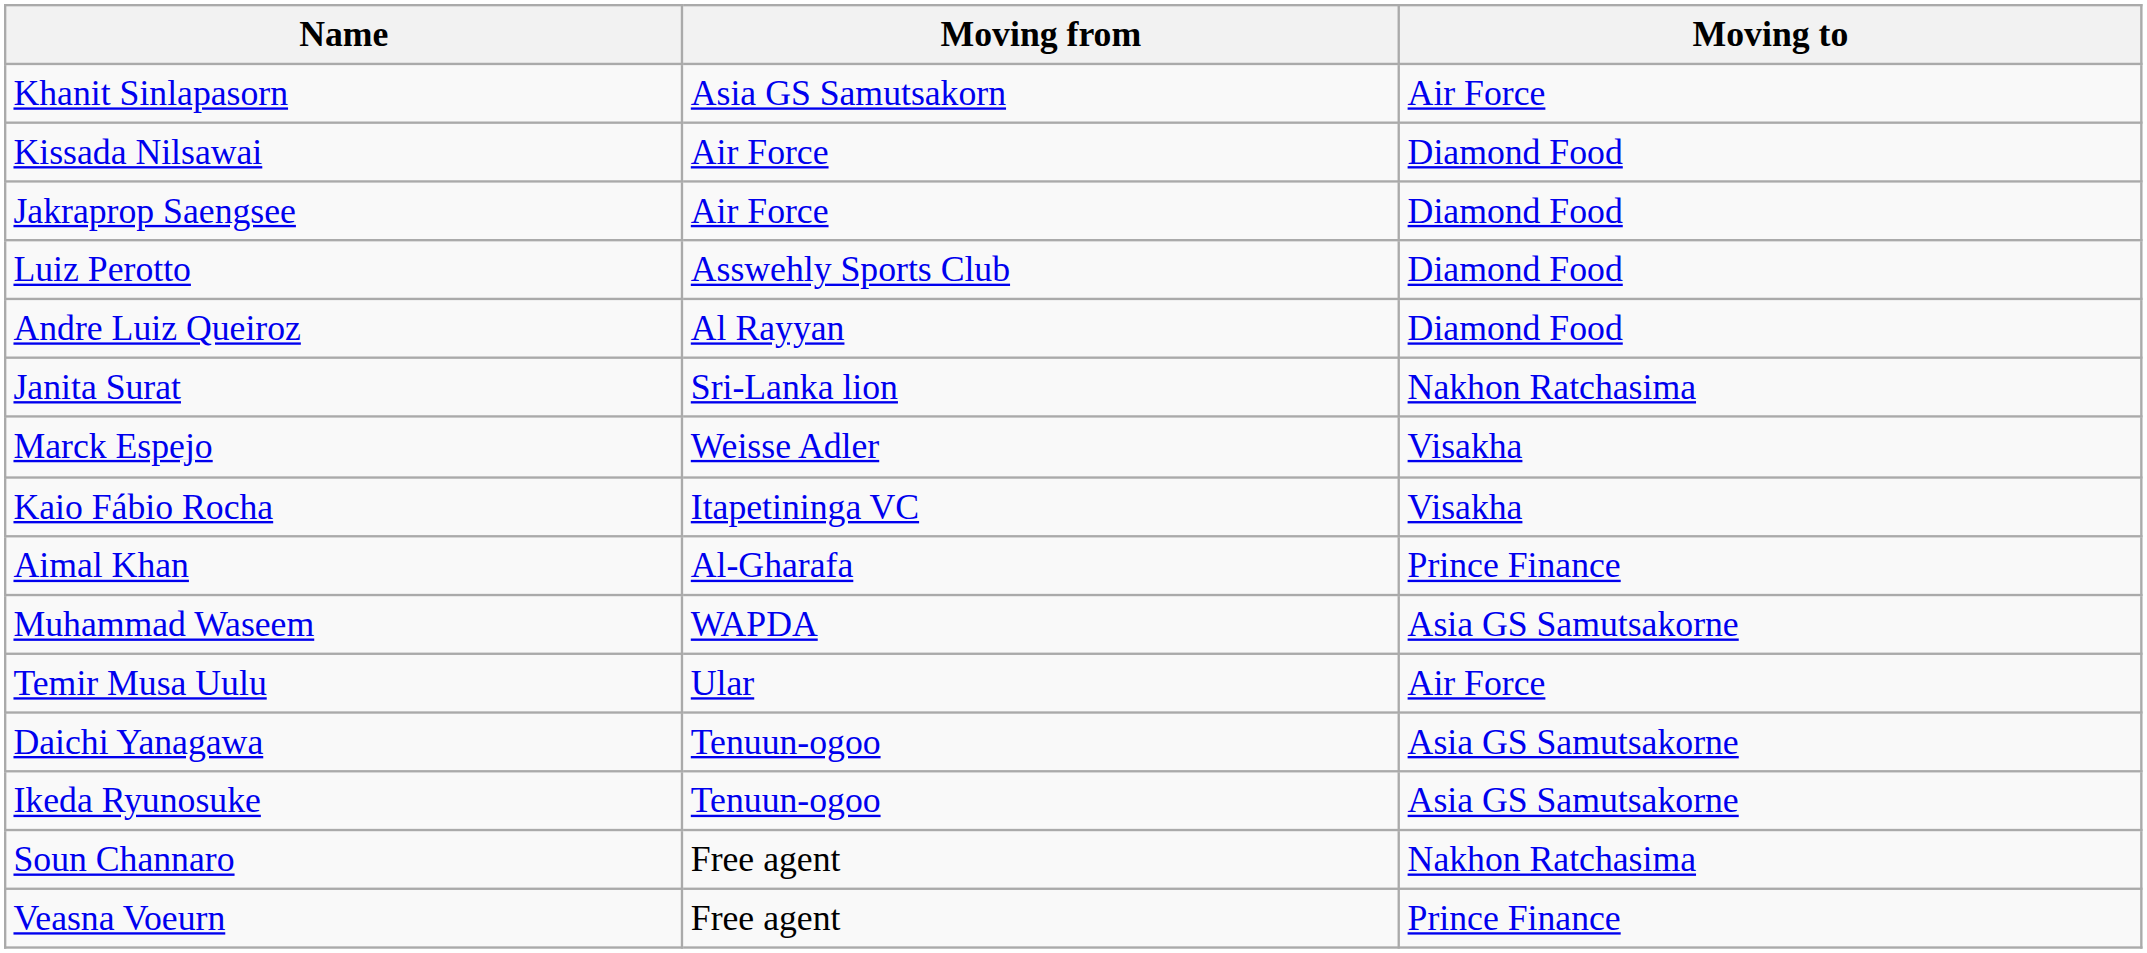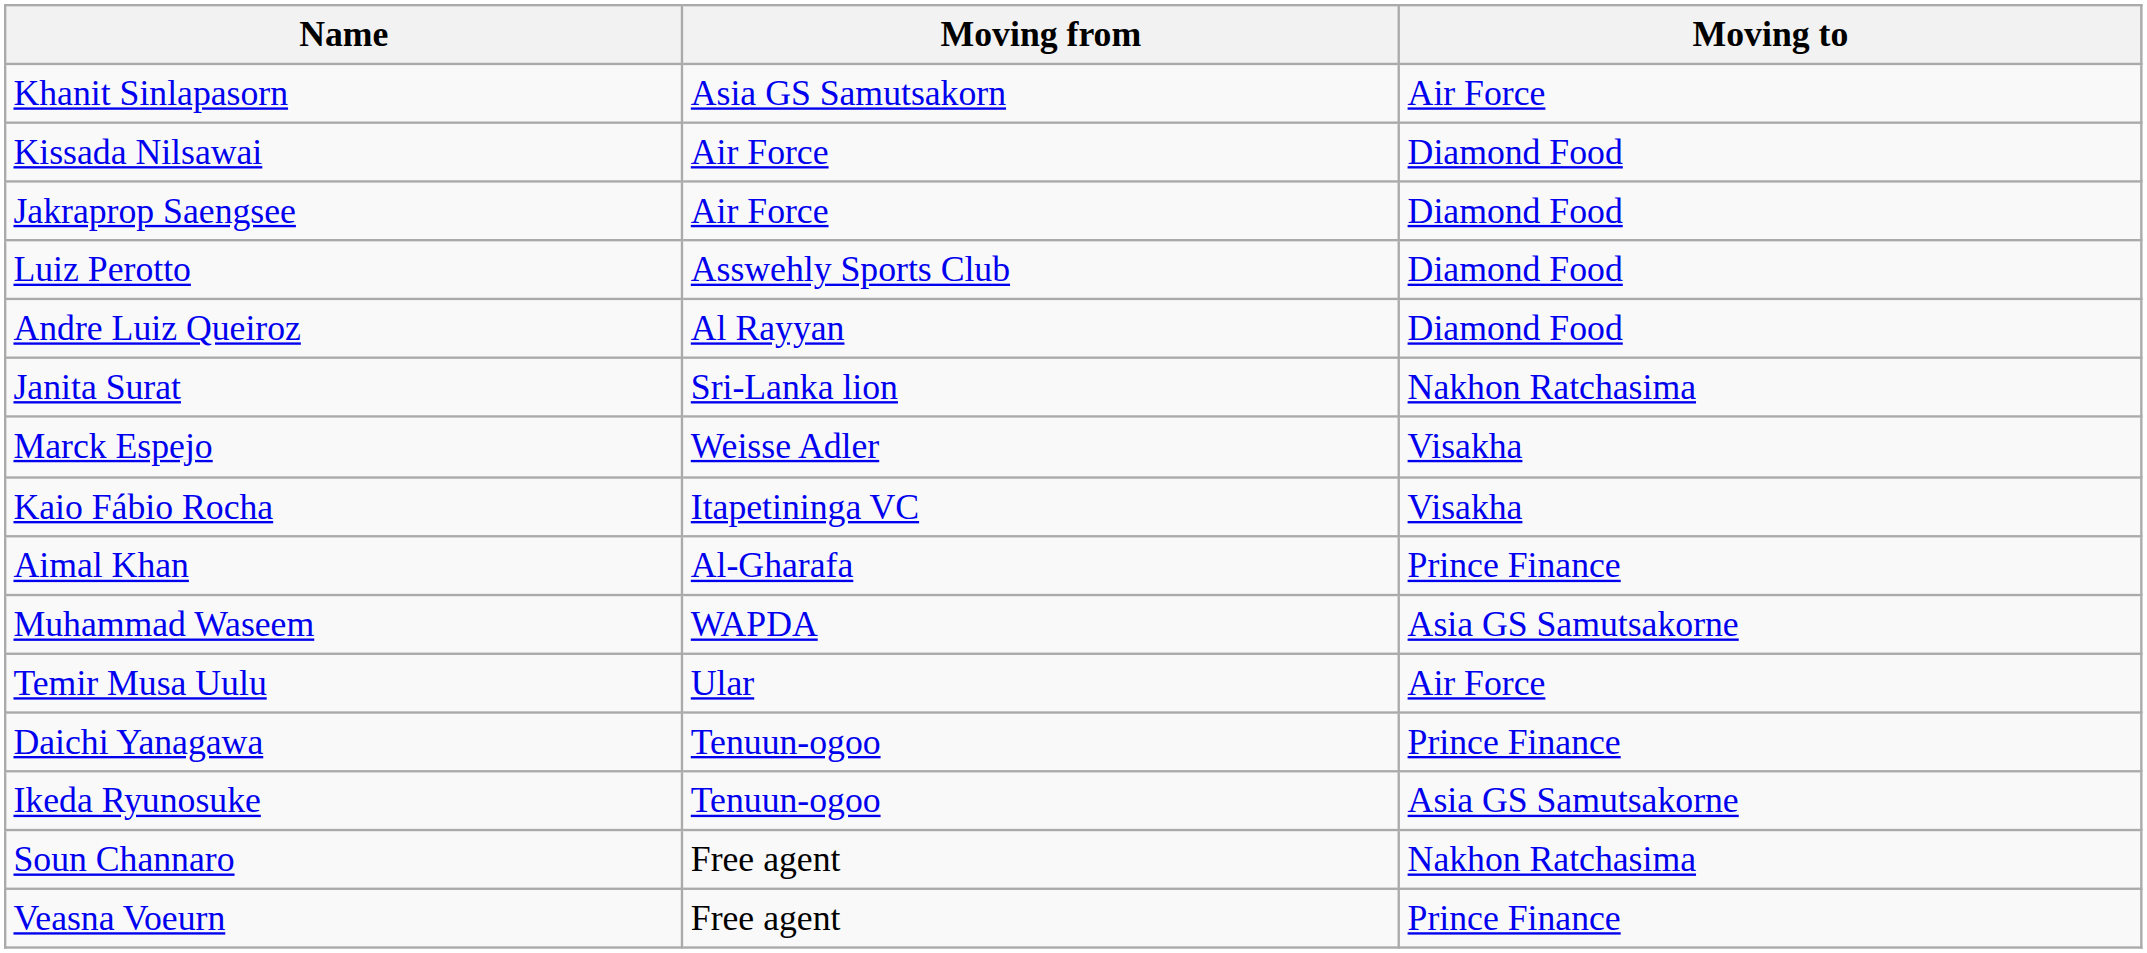(1573, 740) Asia GS Samutsakorne -> (1514, 740) Prince Finance
